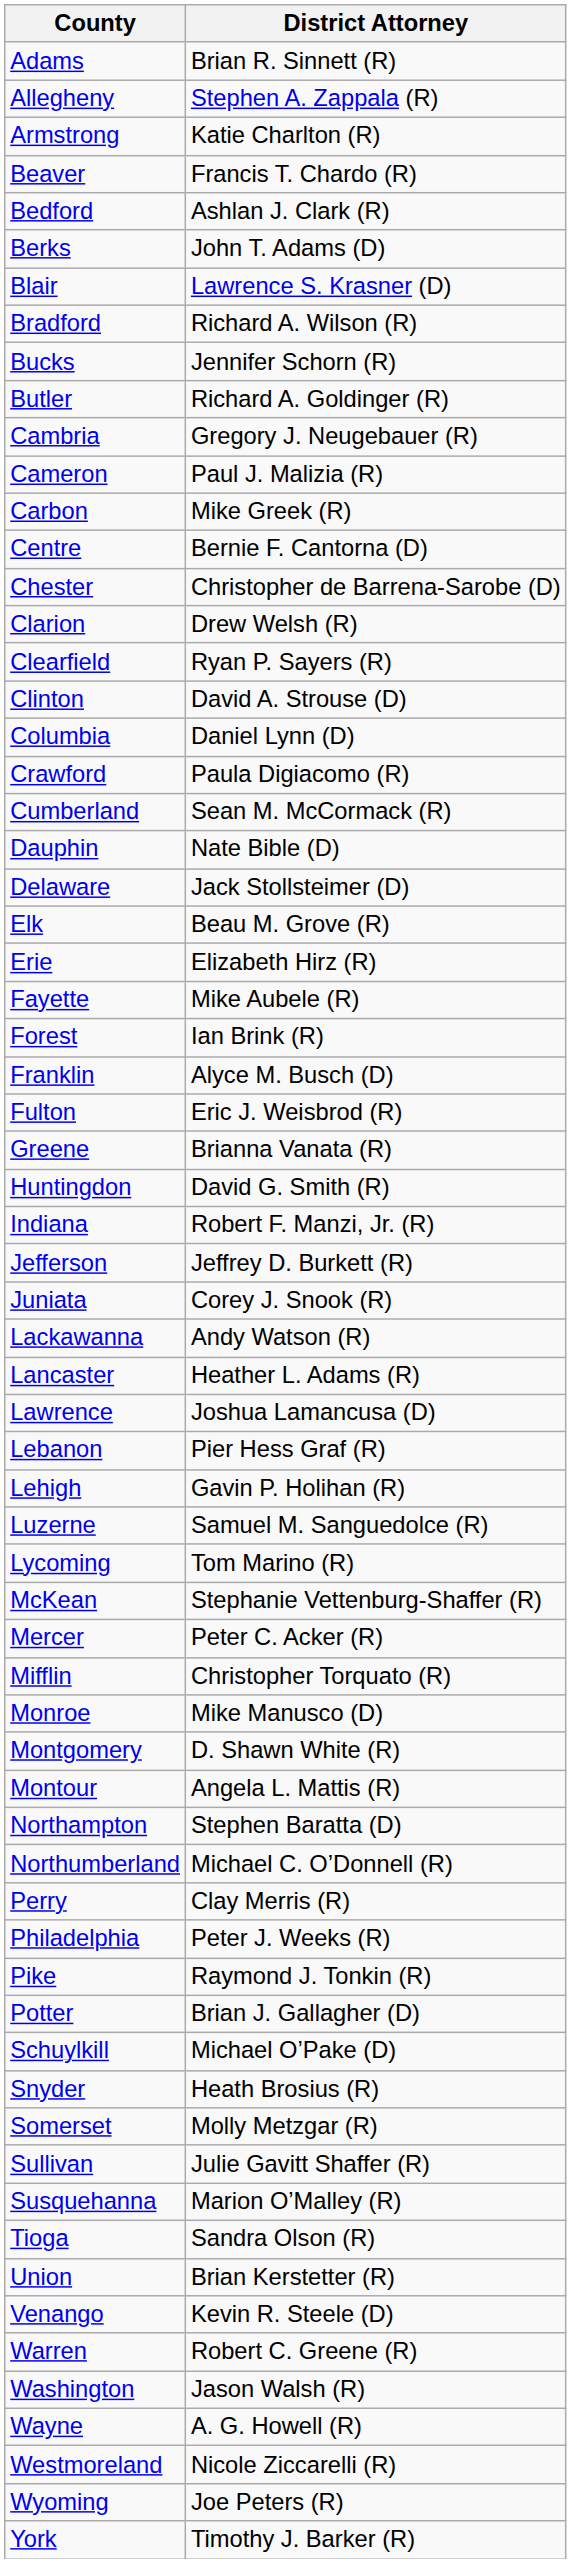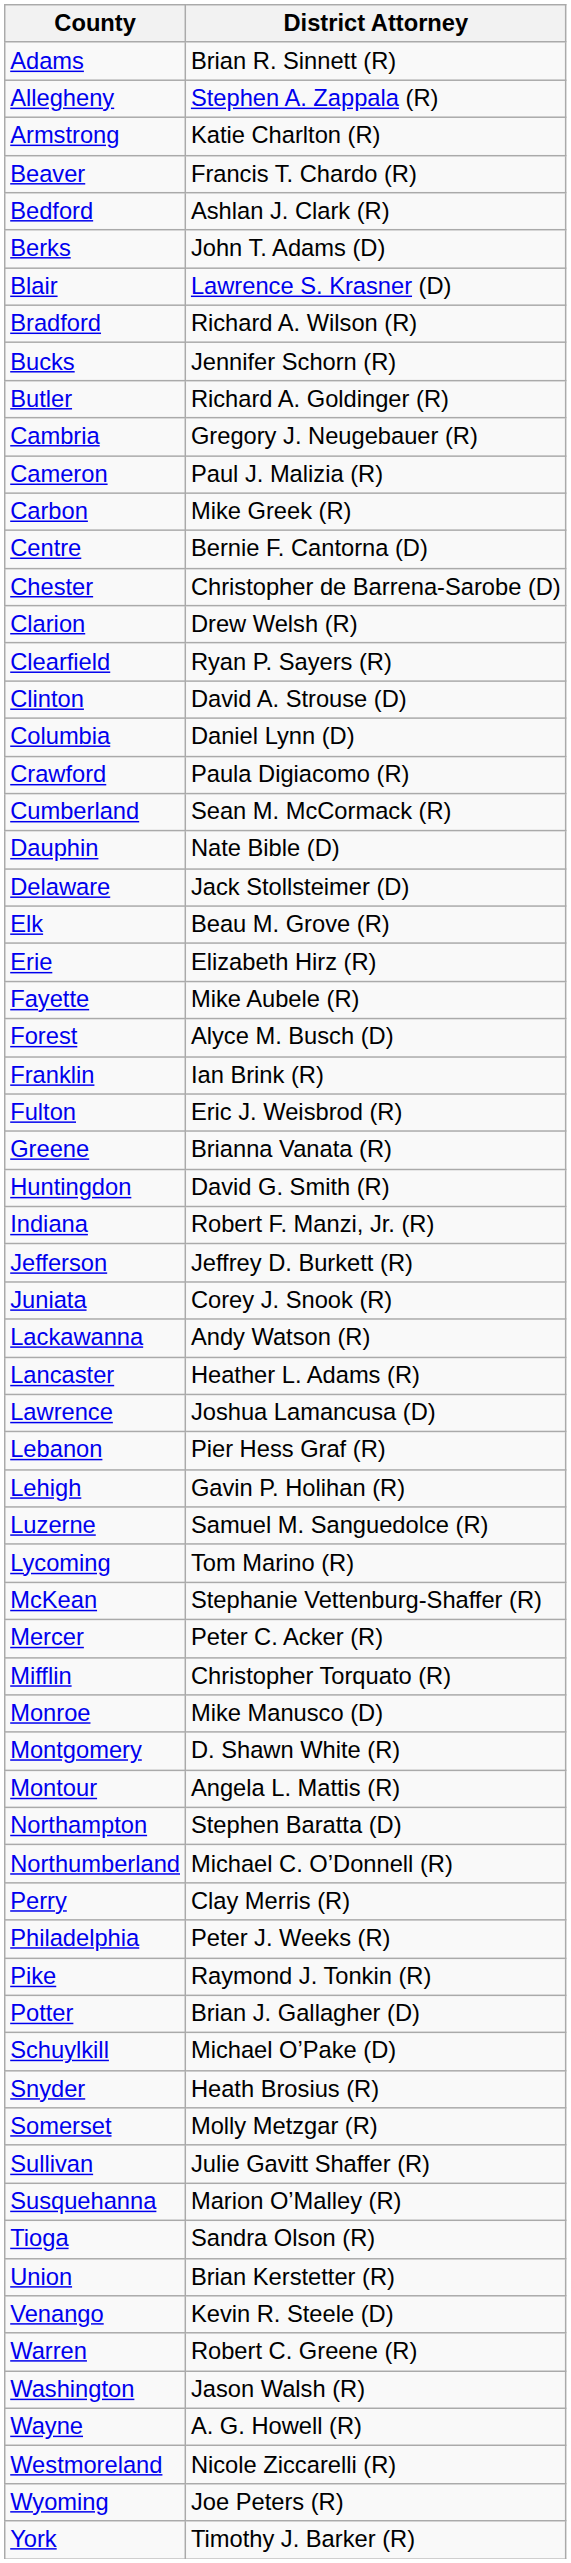(257, 1037) Ian Brink (R) -> (292, 1037) Alyce M. Busch (D)
(292, 1074) Alyce M. Busch (D) -> (257, 1074) Ian Brink (R)
